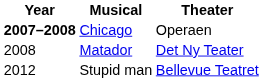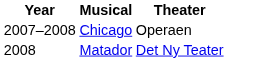(40, 30) bold -> (40, 30) normal
- row: (116, 70)
